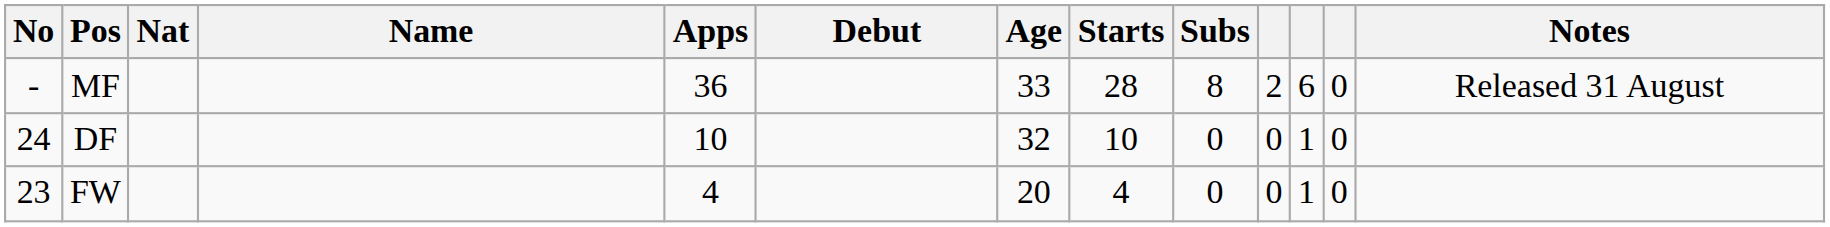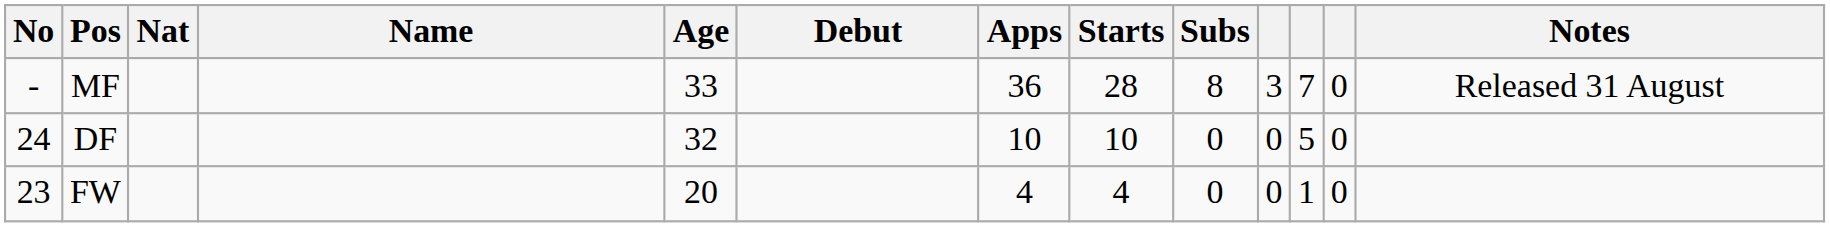columns swapped: (1034, 31) <-> (711, 31)
(1274, 85) 2 -> (1274, 85) 3
(1307, 85) 6 -> (1307, 85) 7
(1307, 138) 1 -> (1307, 138) 5
